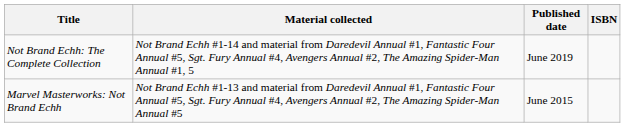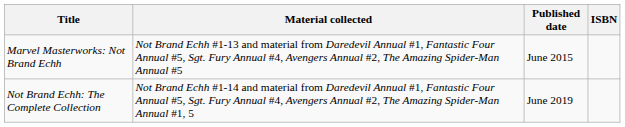rows swapped: (66, 100) <-> (56, 57)
